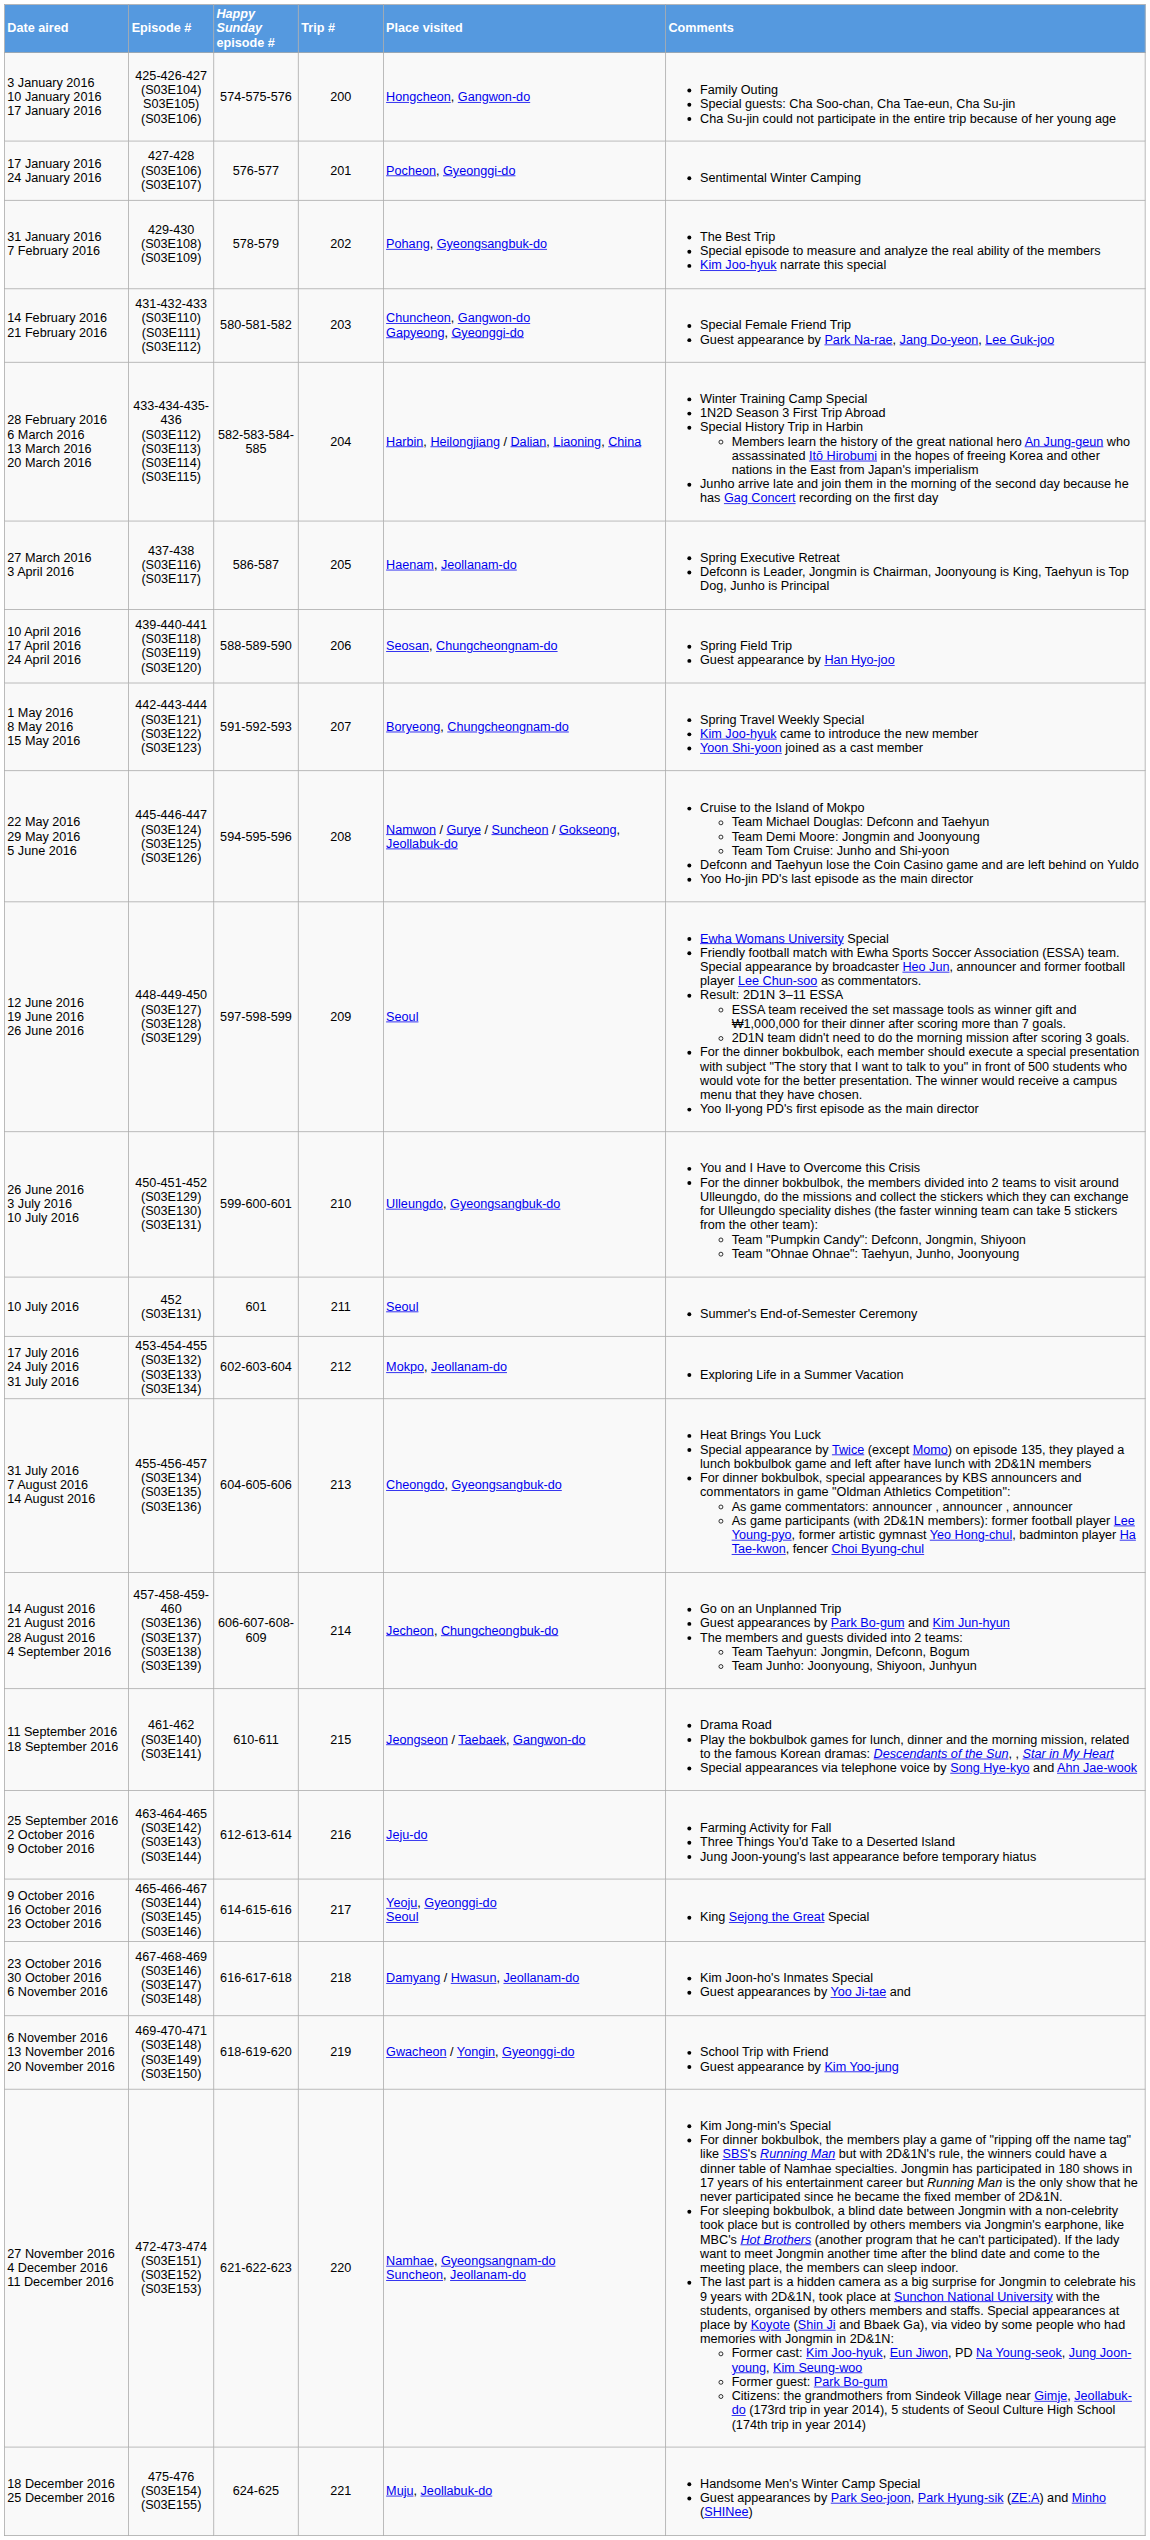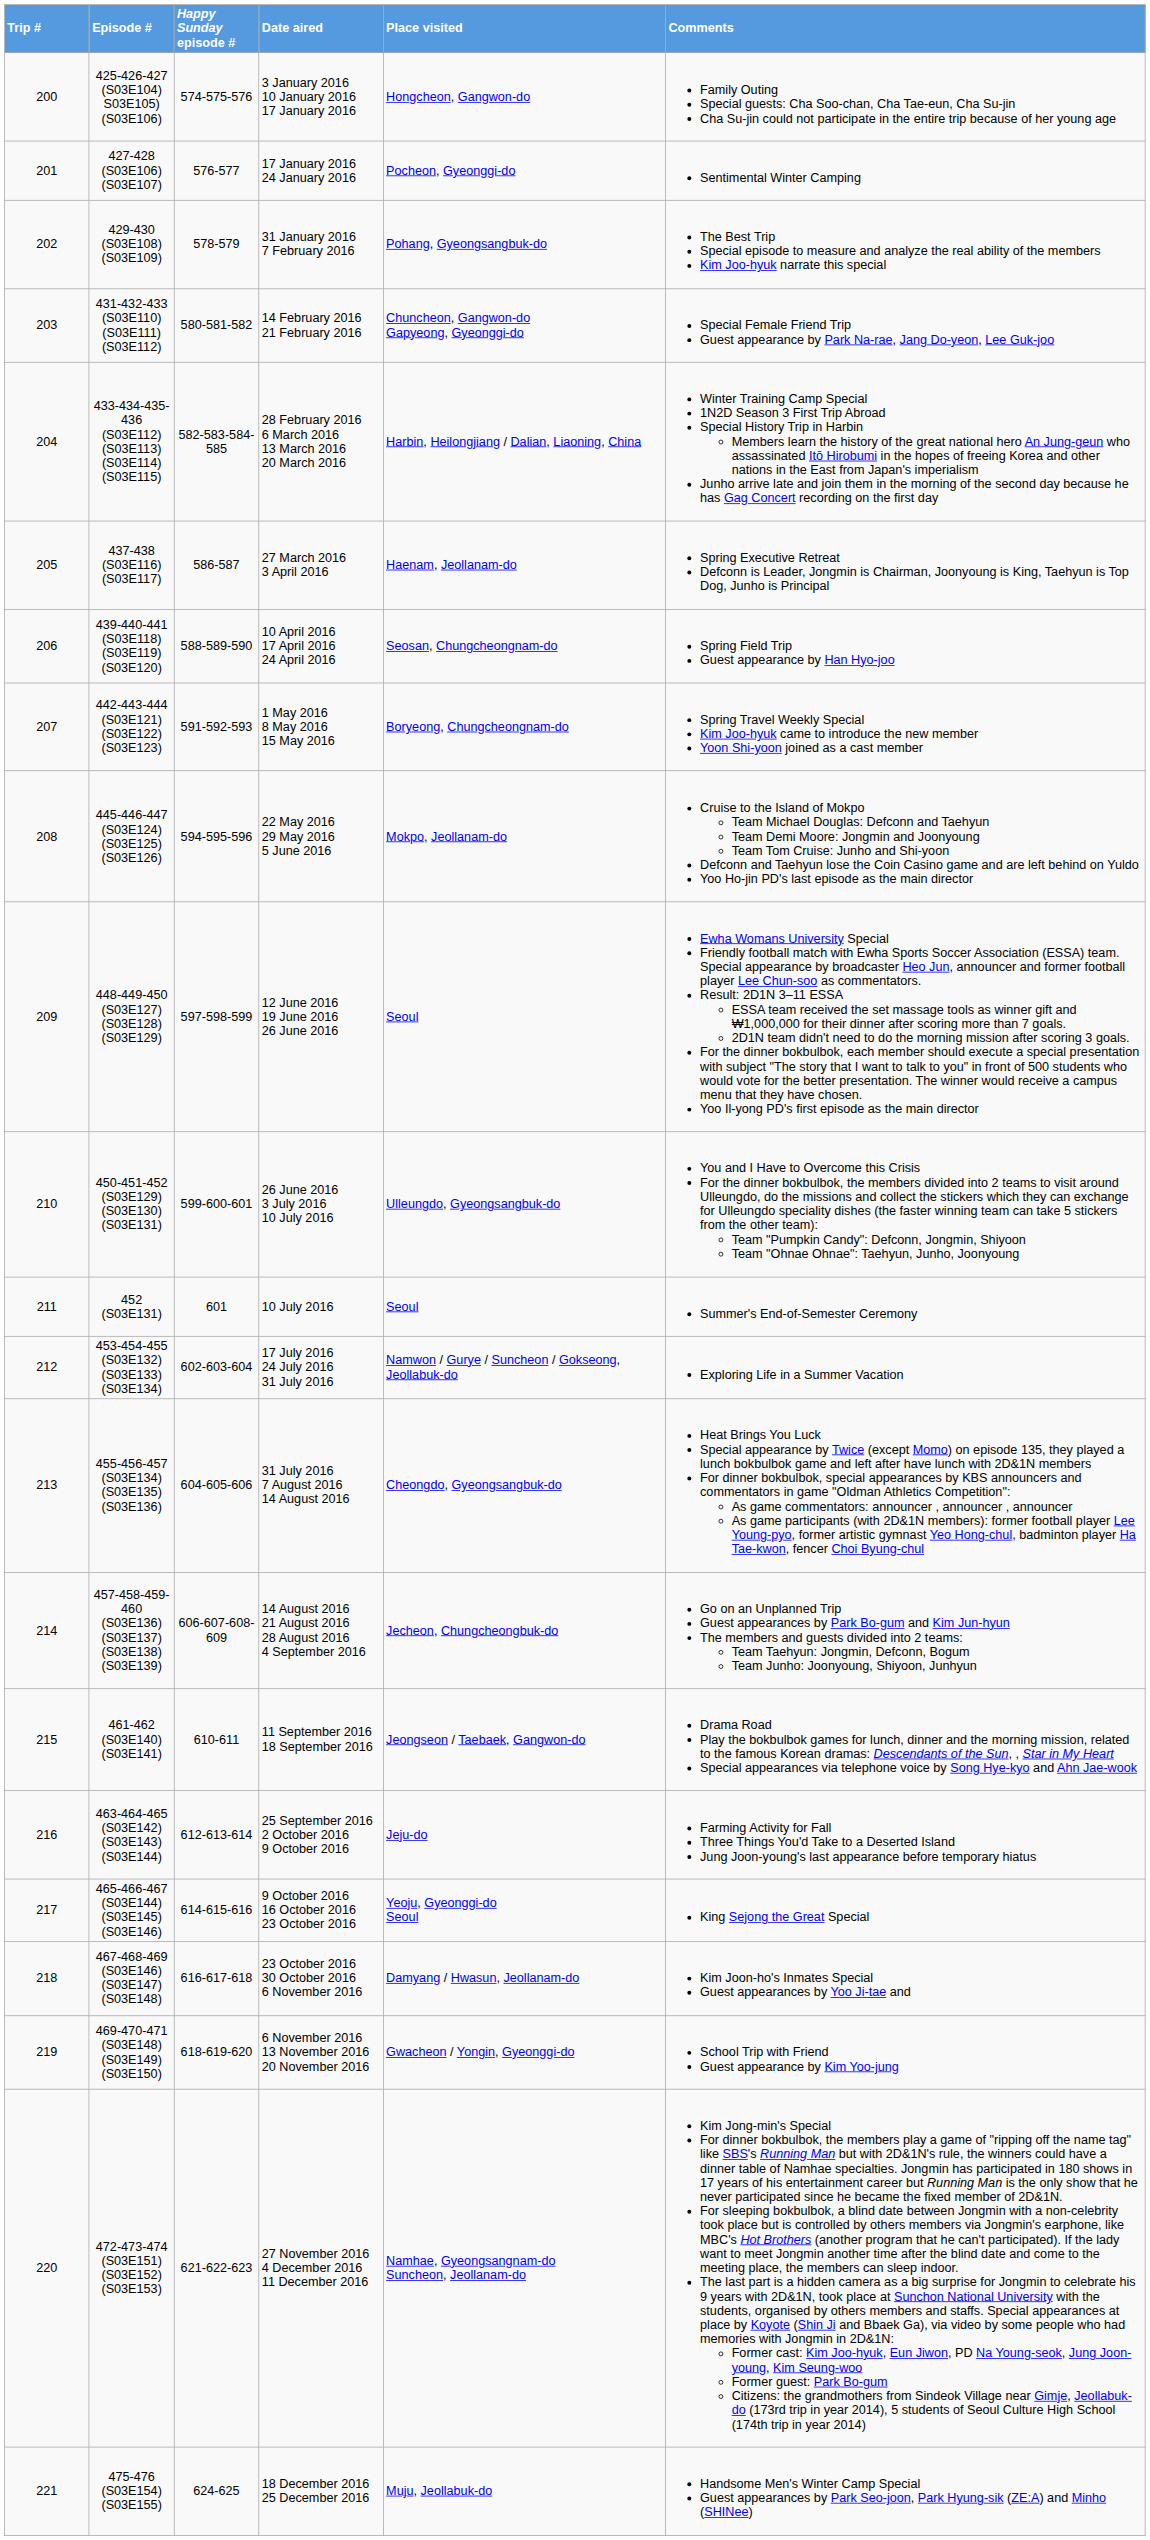columns swapped: (318, 28) <-> (38, 28)
(503, 836) Namwon / Gurye / Suncheon / Gokseong, Jeollabuk-do -> (447, 836) Mokpo, Jeollanam-do
(447, 1367) Mokpo, Jeollanam-do -> (503, 1367) Namwon / Gurye / Suncheon / Gokseong, Jeollabuk-do
